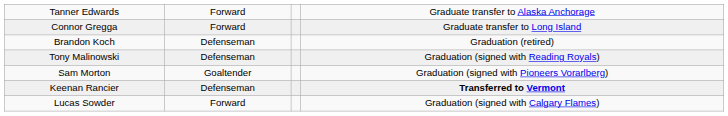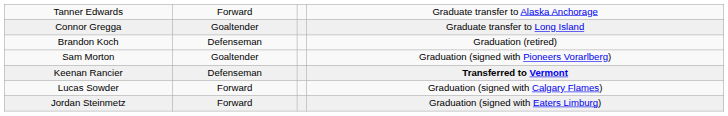(228, 27) Forward -> (235, 27) Goaltender
- row: (84, 57)
+ row: (88, 103)
